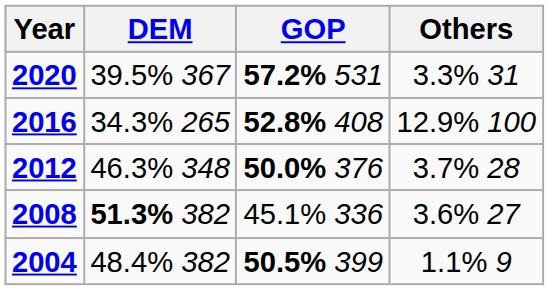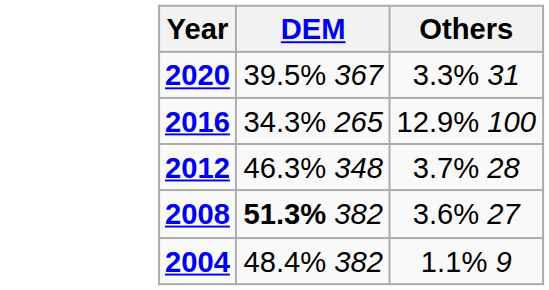- column: (313, 29)
